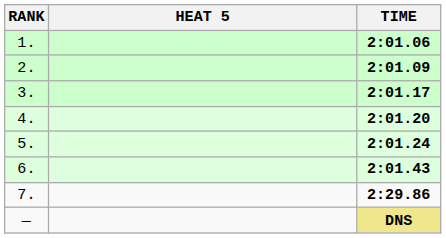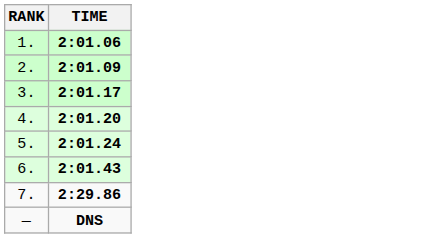- column: (203, 17)
(399, 220) khaki background -> (90, 220) no background
